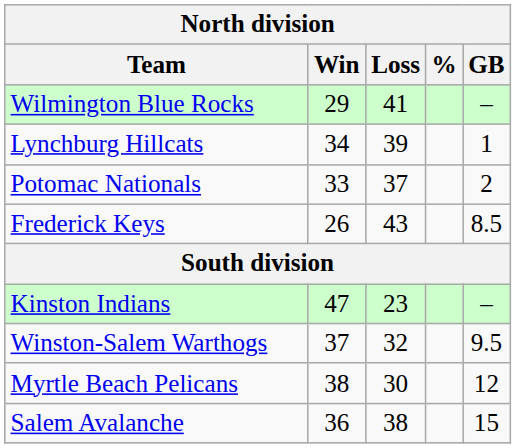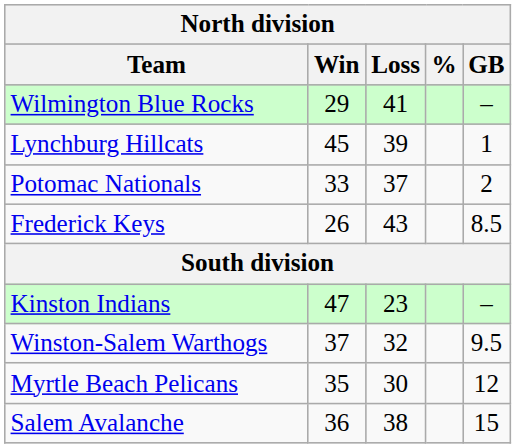(337, 143) 34 -> (337, 143) 45
(337, 382) 38 -> (337, 382) 35
